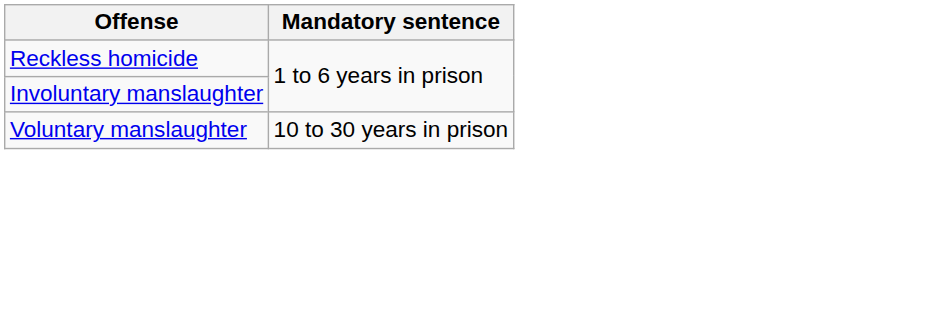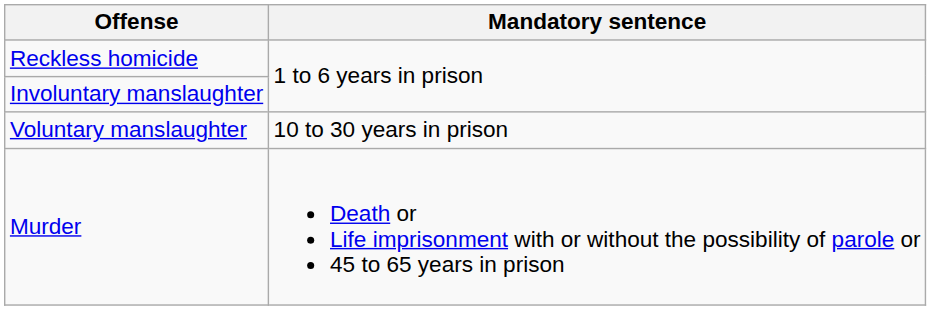+ row: (46, 226)
